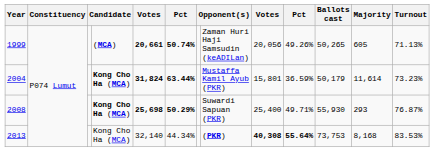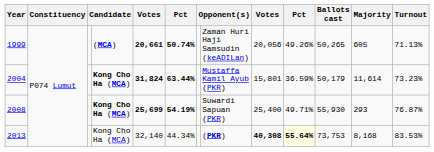(149, 110) 25,698 -> (149, 110) 25,699
(181, 110) 50.29% -> (181, 110) 54.19%
(299, 136) no background -> (299, 136) lightyellow background
